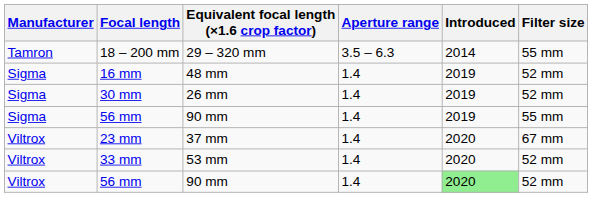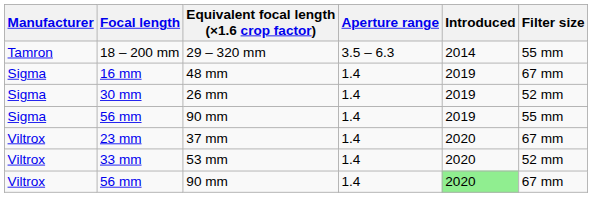(543, 73) 52 mm -> (543, 73) 67 mm
(543, 181) 52 mm -> (543, 181) 67 mm
